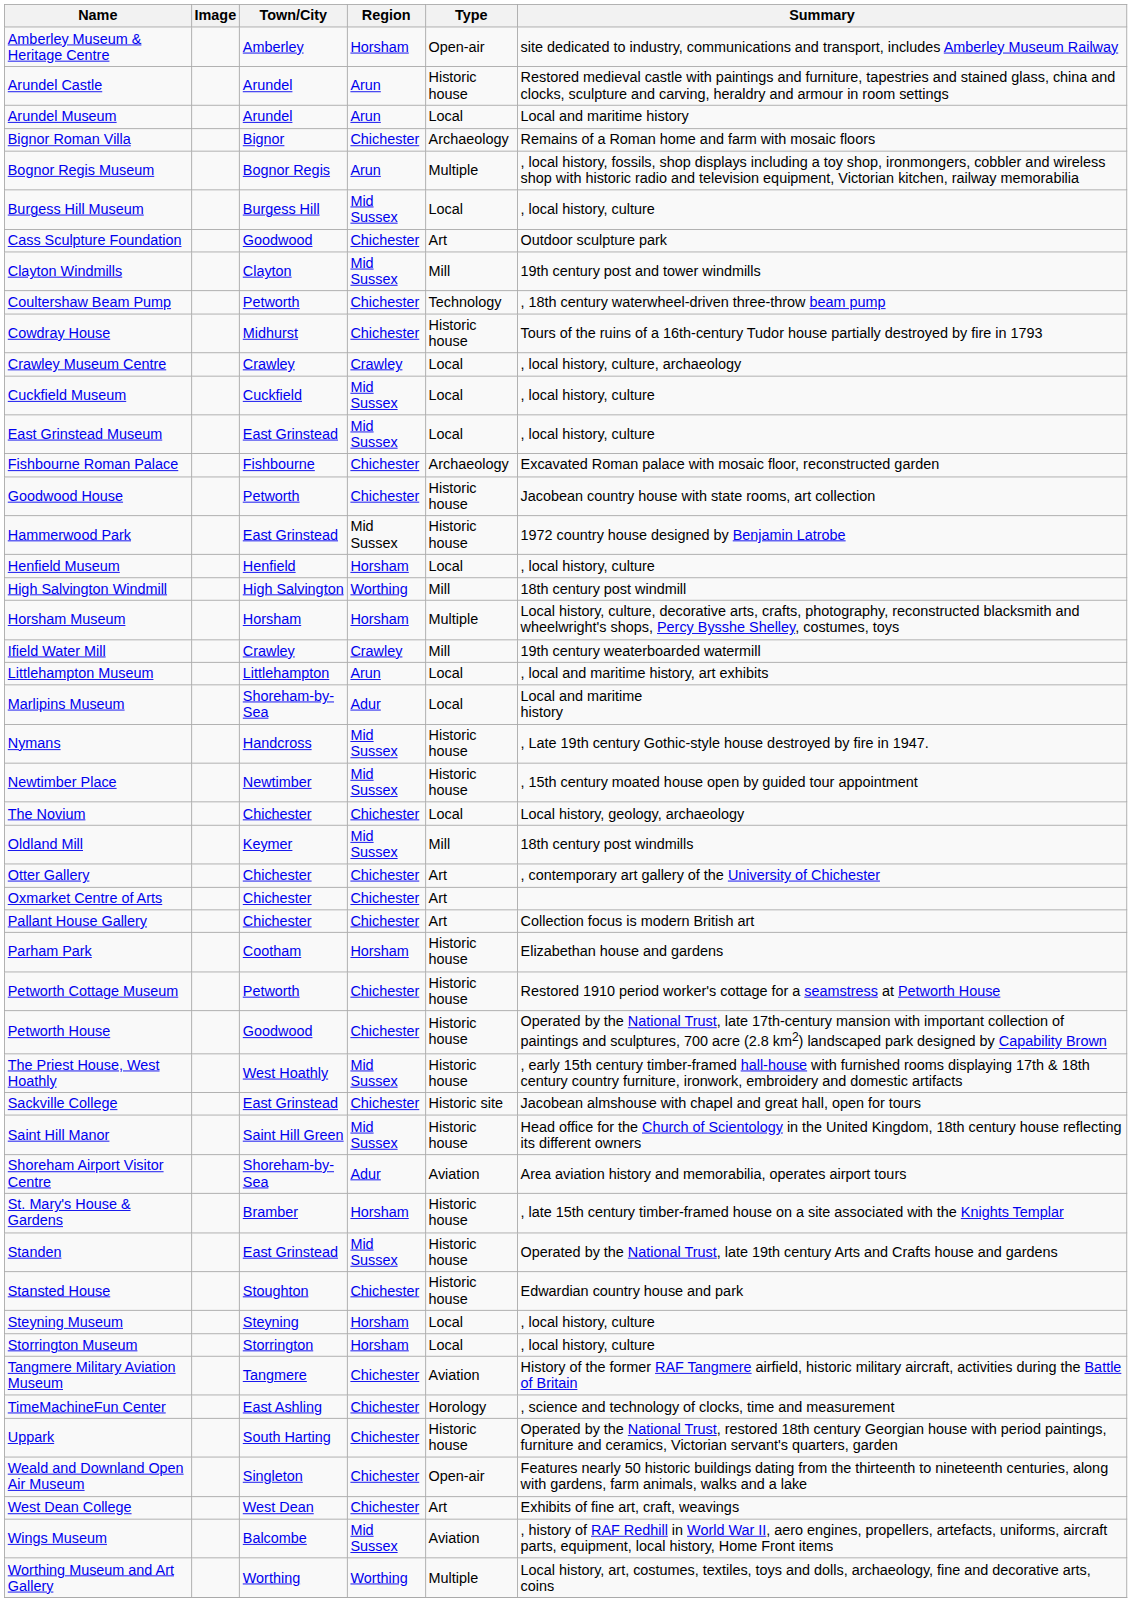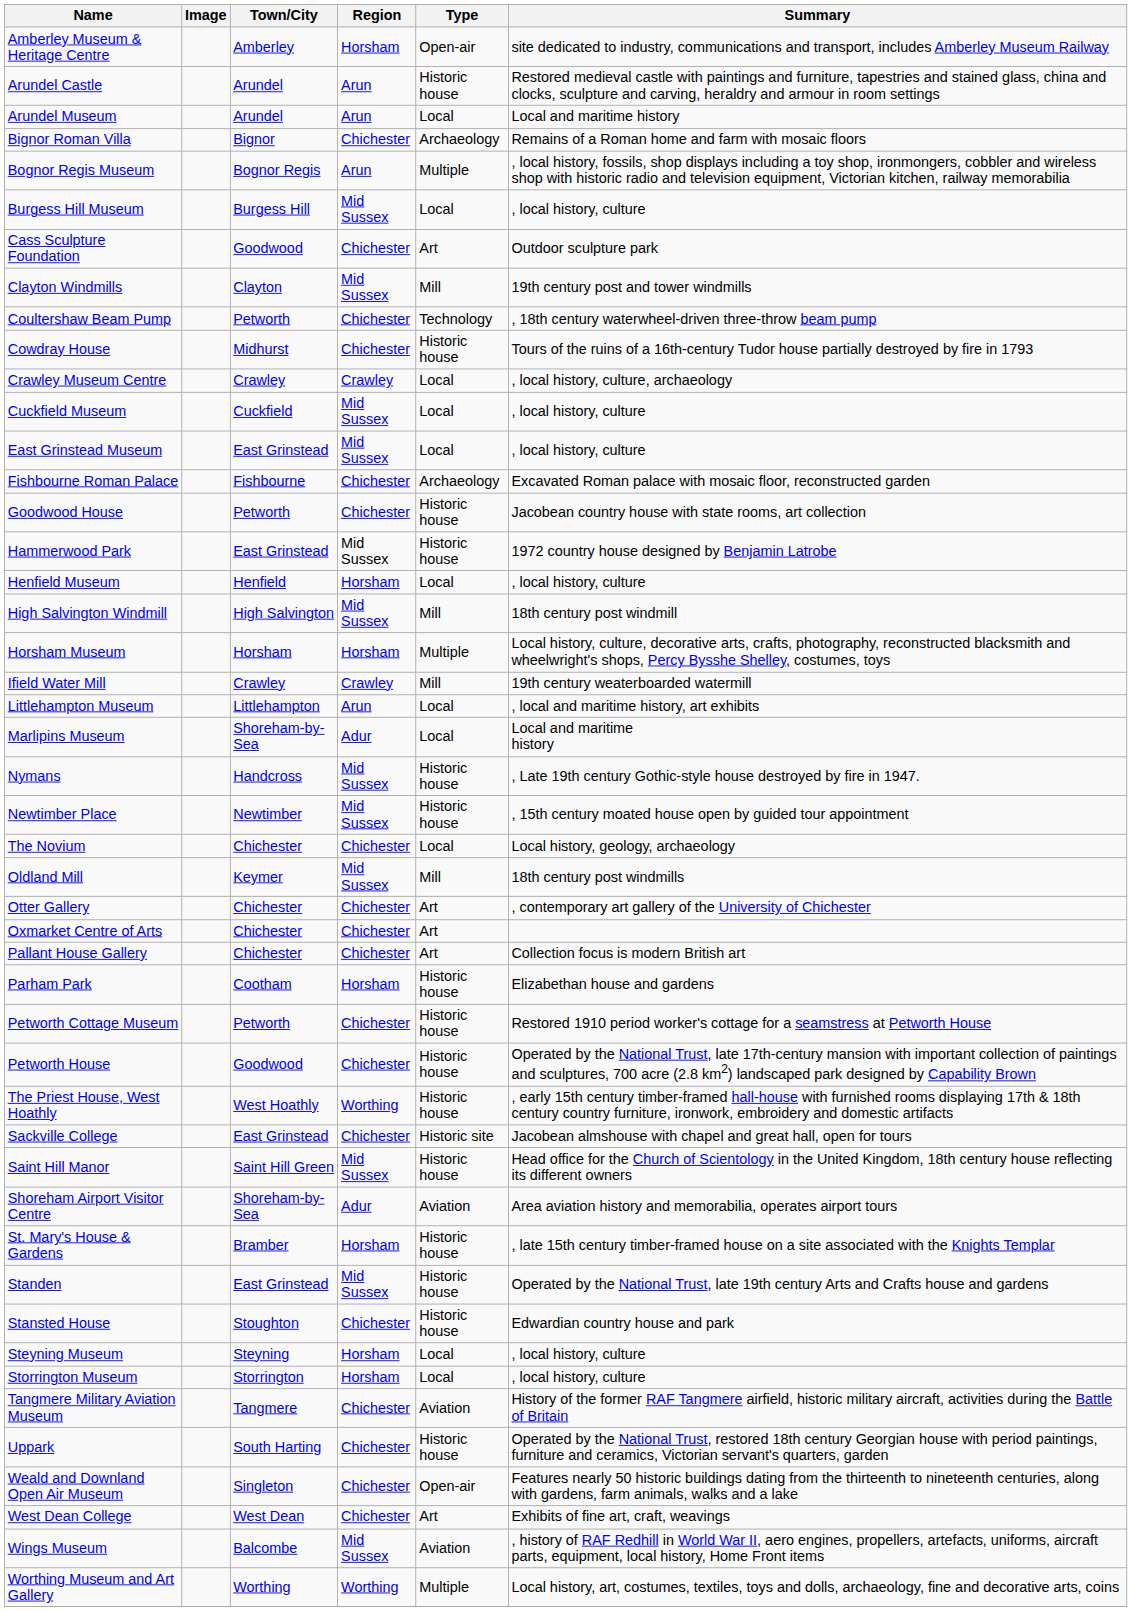(379, 588) Worthing -> (365, 613) Mid Sussex
(374, 1073) Mid Sussex -> (370, 1105) Worthing
- row: (87, 1406)
